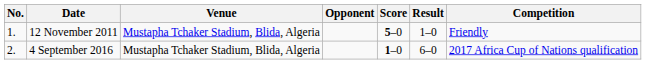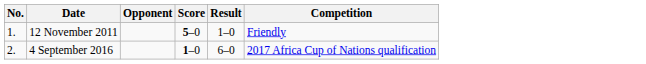- column: (221, 13)
